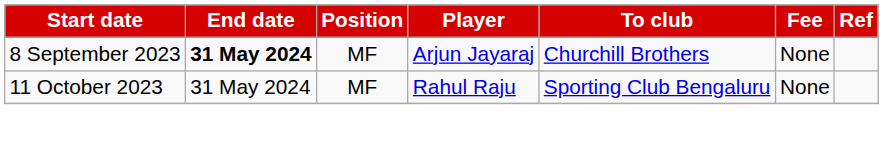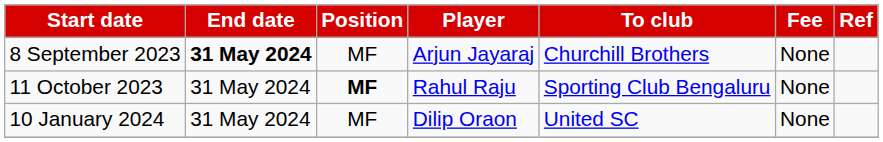(362, 86) normal -> (362, 86) bold
+ row: (87, 119)
